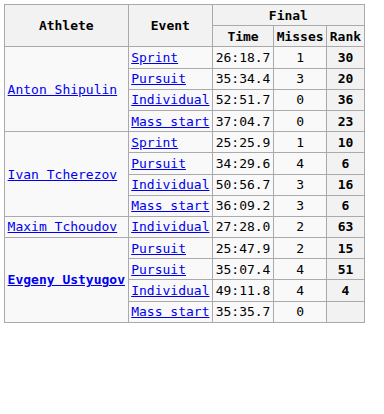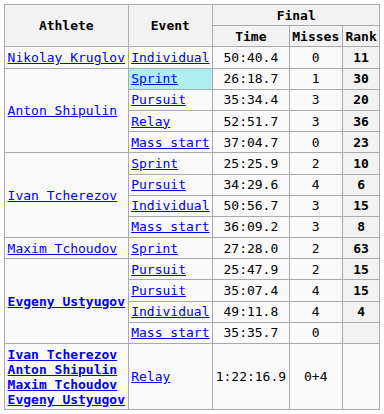+ row: (251, 57)
(155, 57) no background -> (155, 79) paleturquoise background
(170, 100) Individual -> (151, 121) Relay
(300, 100) 0 -> (316, 121) 3
(300, 142) 1 -> (316, 163) 2
(345, 185) 16 -> (361, 206) 15
(345, 206) 6 -> (361, 227) 8
(170, 227) Individual -> (155, 248) Sprint
(345, 269) 51 -> (361, 291) 15
+ row: (251, 377)
